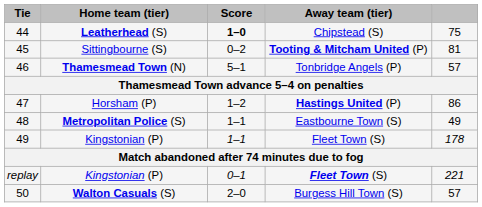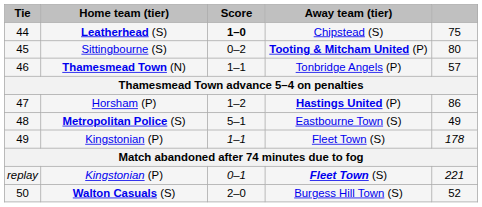(455, 50) 81 -> (455, 50) 80
(236, 68) 5–1 -> (236, 68) 1–1
(236, 122) 1–1 -> (236, 122) 5–1
(455, 193) 57 -> (455, 193) 52
